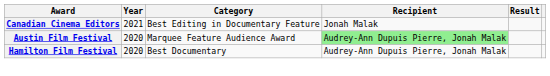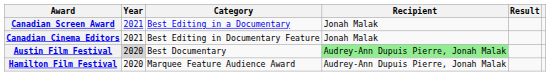+ row: (63, 24)
(133, 38) no background -> (133, 51) lightgrey background
(221, 38) Marquee Feature Audience Award -> (187, 51) Best Documentary
(187, 51) Best Documentary -> (221, 64) Marquee Feature Audience Award
